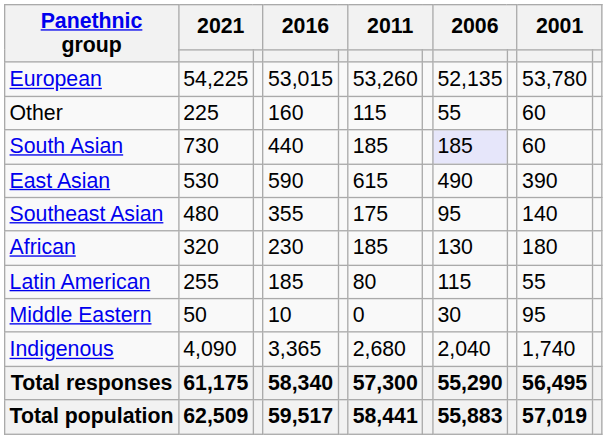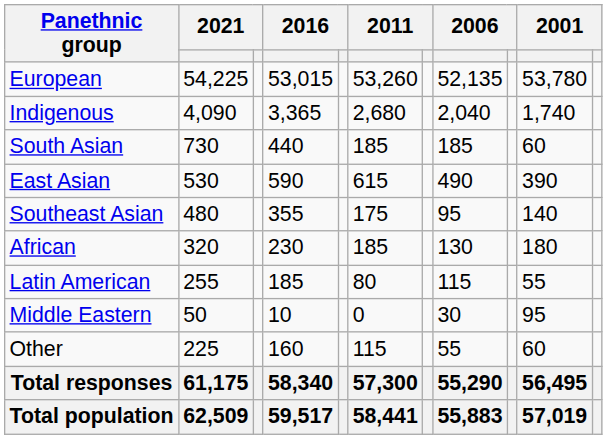rows swapped: (62, 349) <-> (36, 112)
(455, 146) lavender background -> (455, 146) no background
